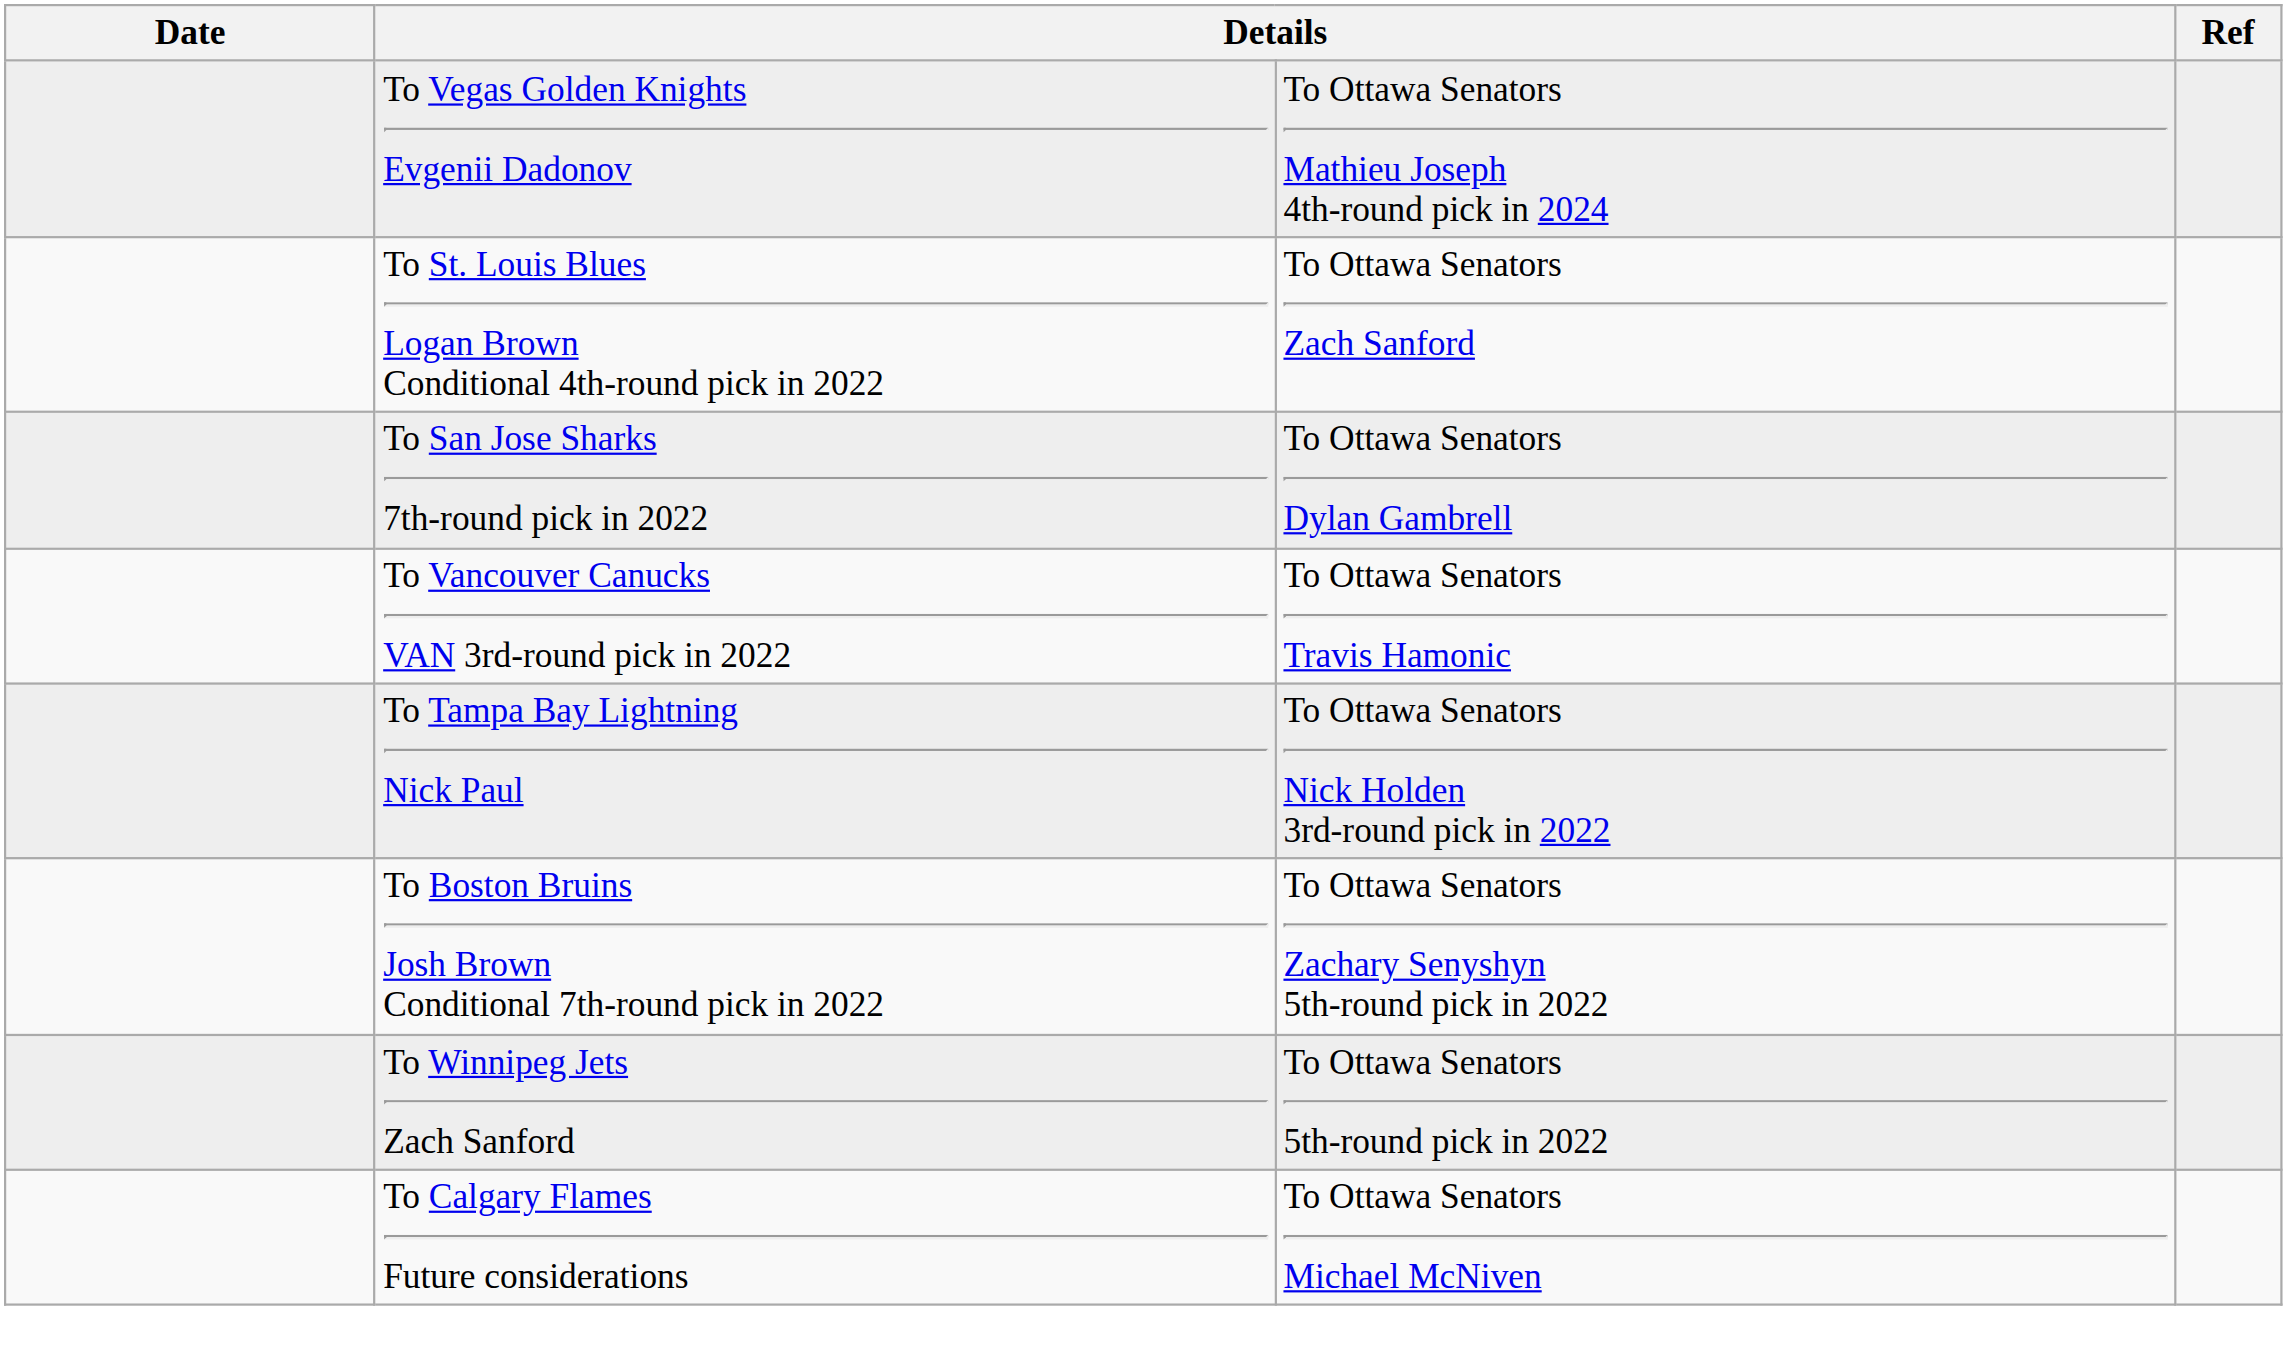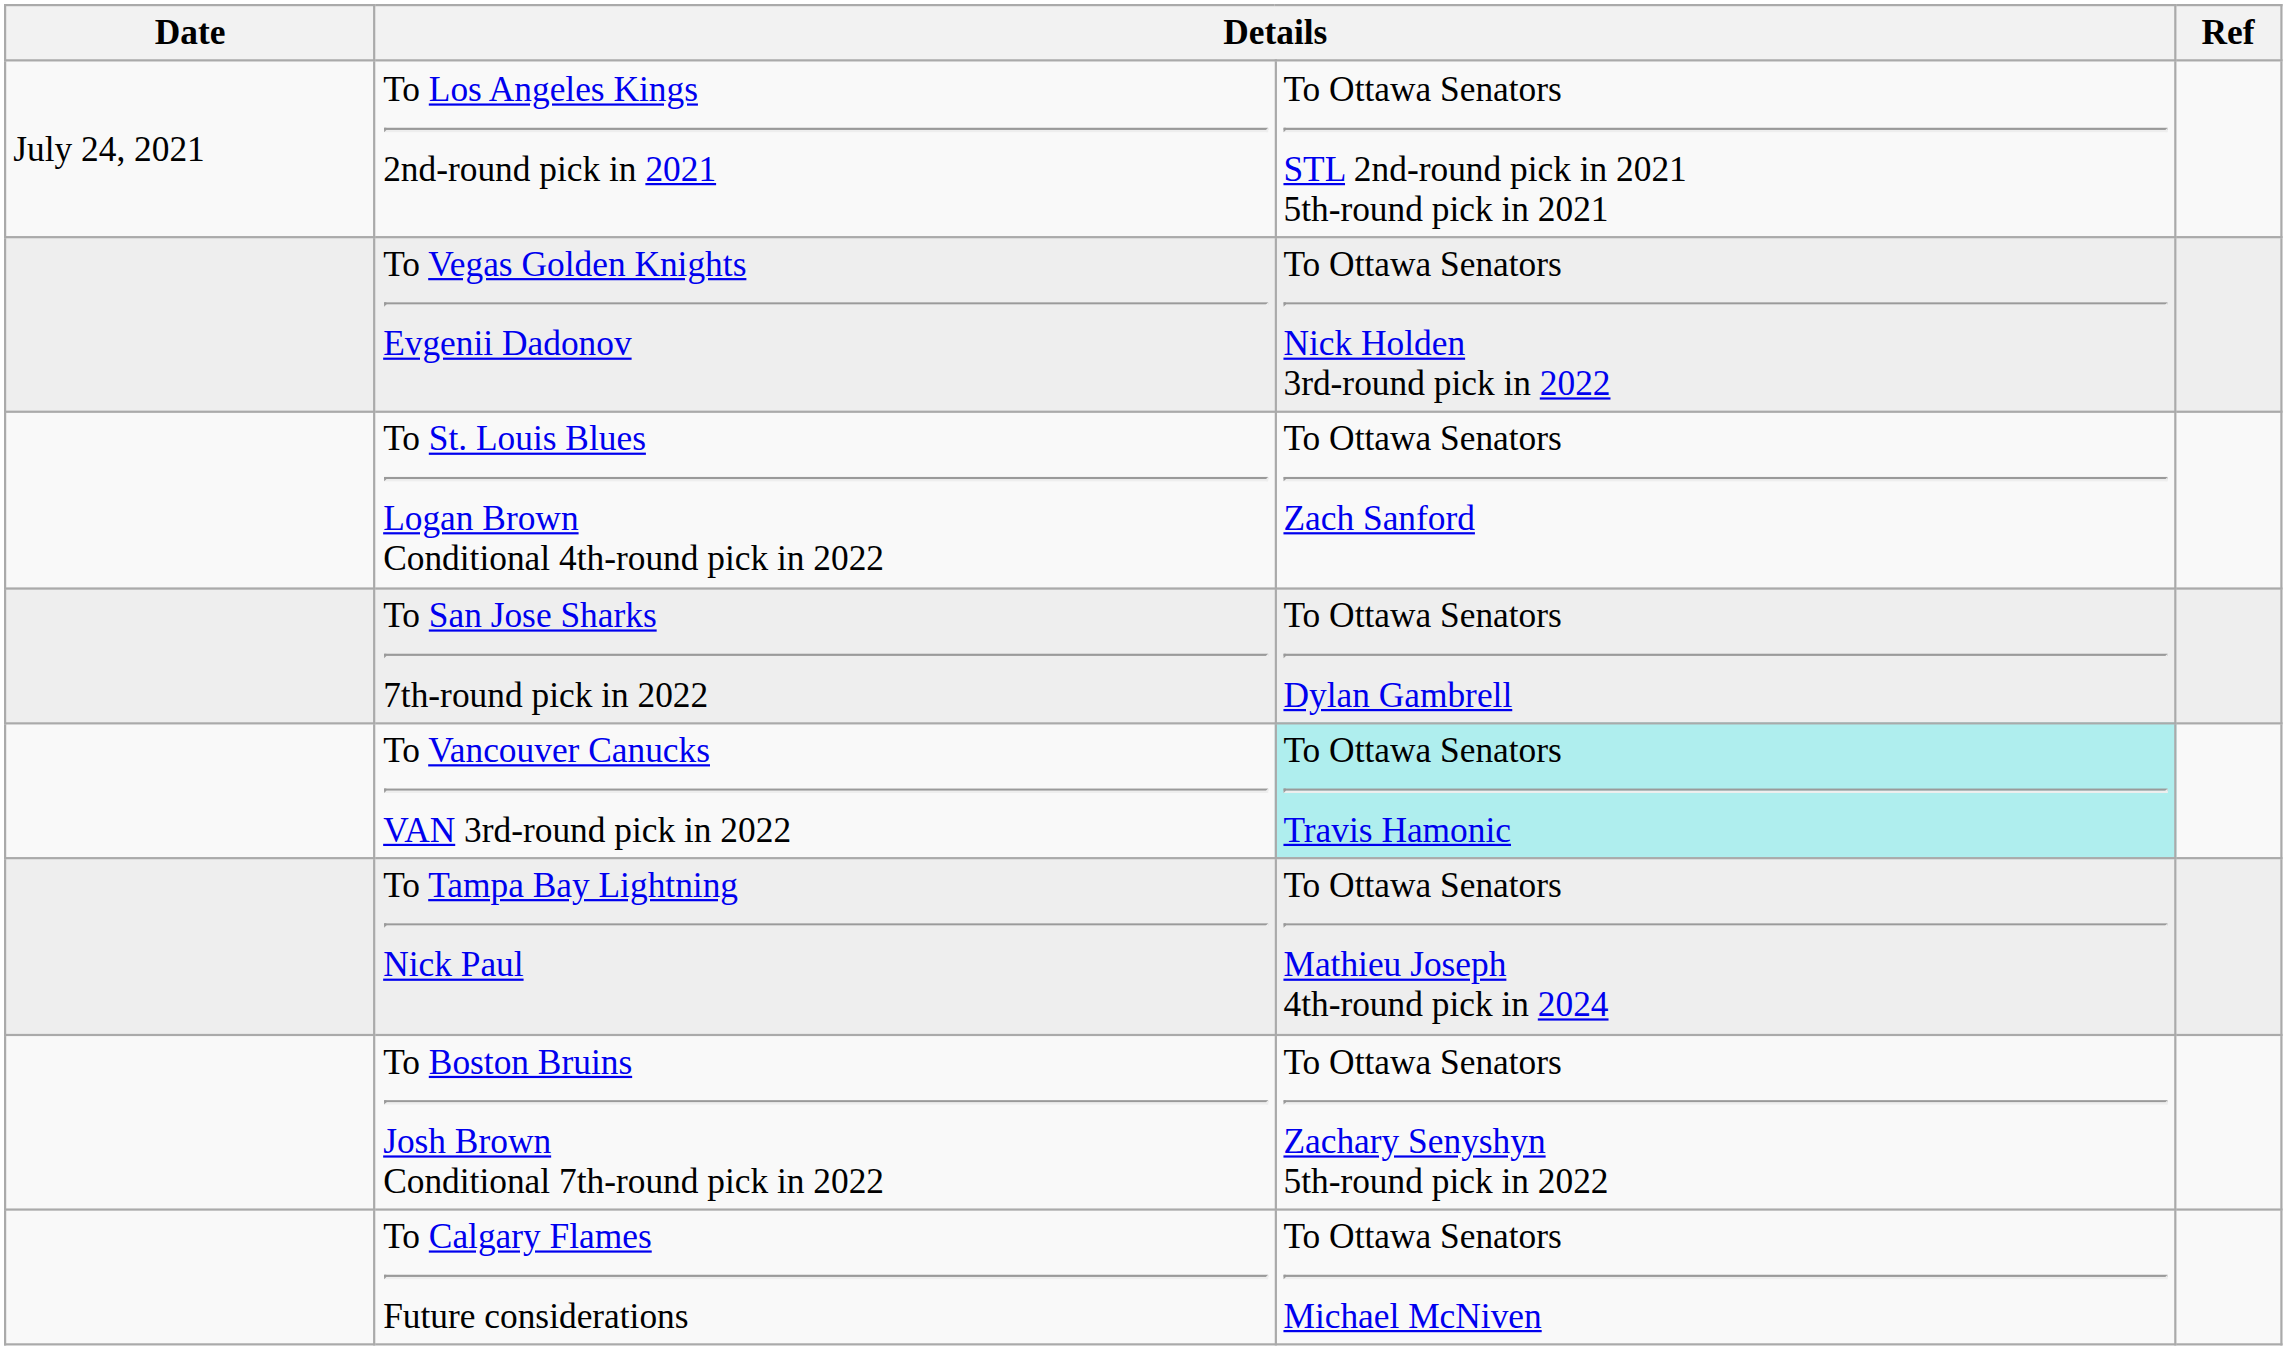+ row: (825, 128)
(1725, 148) To Ottawa Senators Mathieu Joseph 4th-round pick in 2024 -> (1725, 323) To Ottawa Senators Nick Holden 3rd-round pick in 2022
(1725, 614) no background -> (1725, 790) paleturquoise background
(1725, 770) To Ottawa Senators Nick Holden 3rd-round pick in 2022 -> (1725, 945) To Ottawa Senators Mathieu Joseph 4th-round pick in 2024
- row: (825, 1101)
